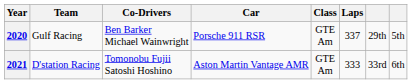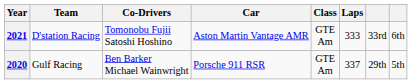rows swapped: (17, 36) <-> (17, 65)
